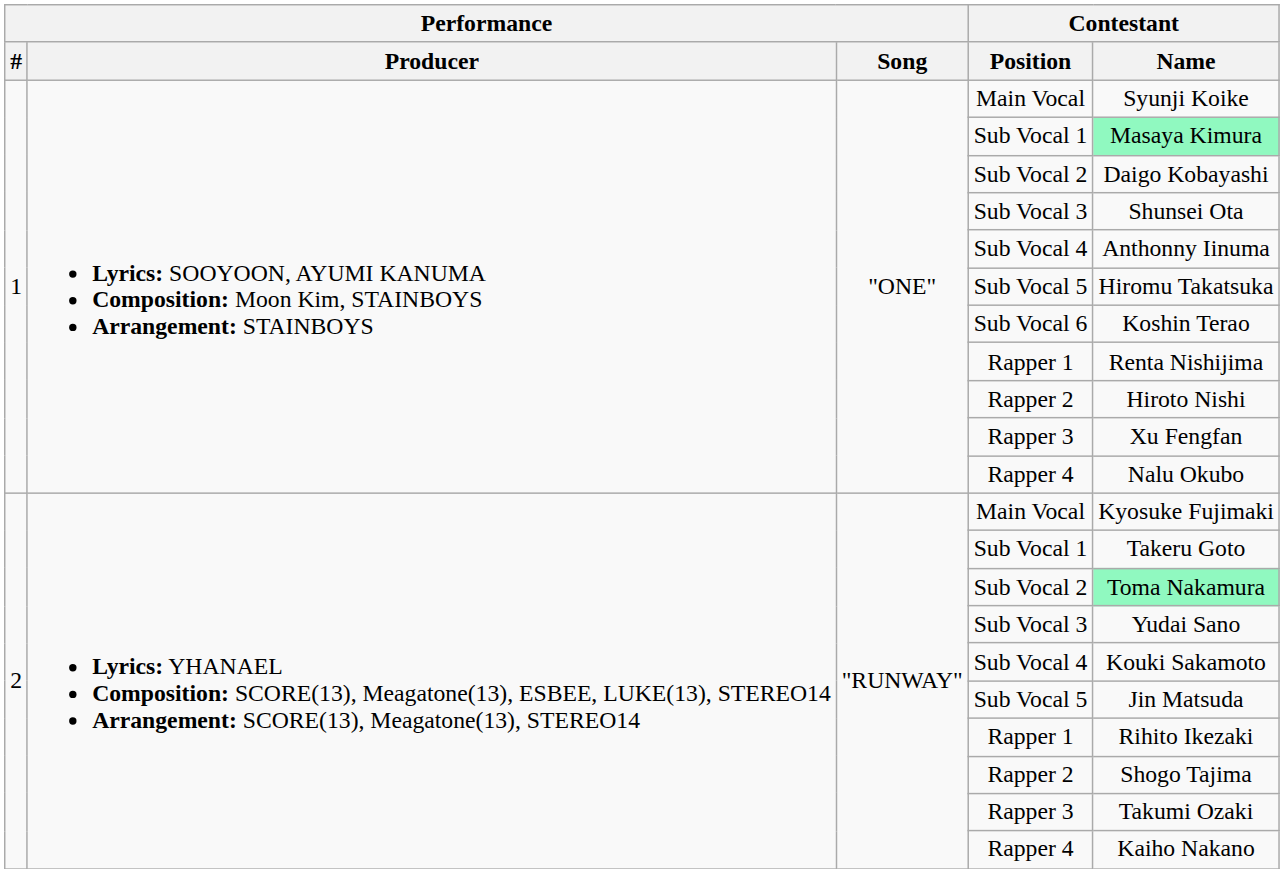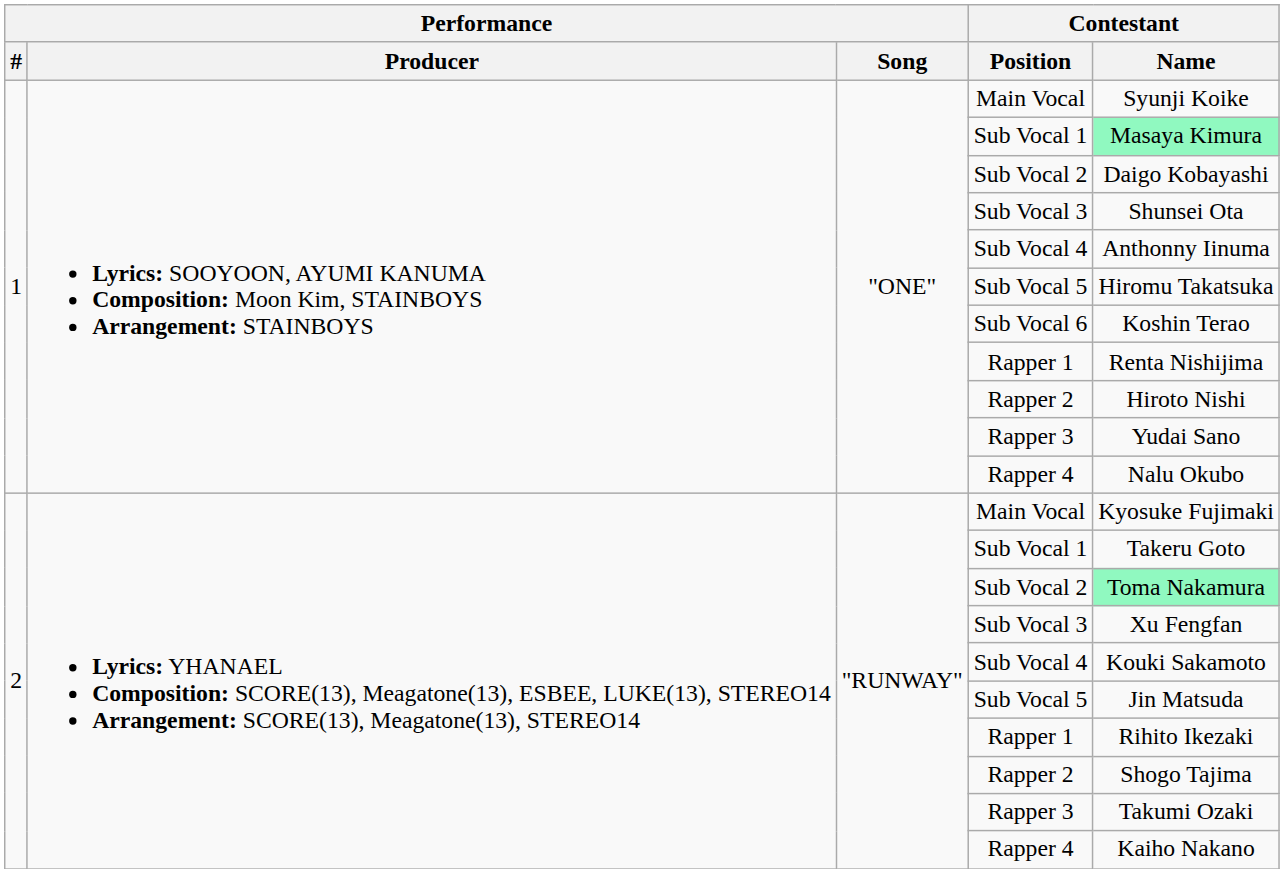(1186, 436) Xu Fengfan -> (1186, 436) Yudai Sano
(1186, 624) Yudai Sano -> (1186, 624) Xu Fengfan
